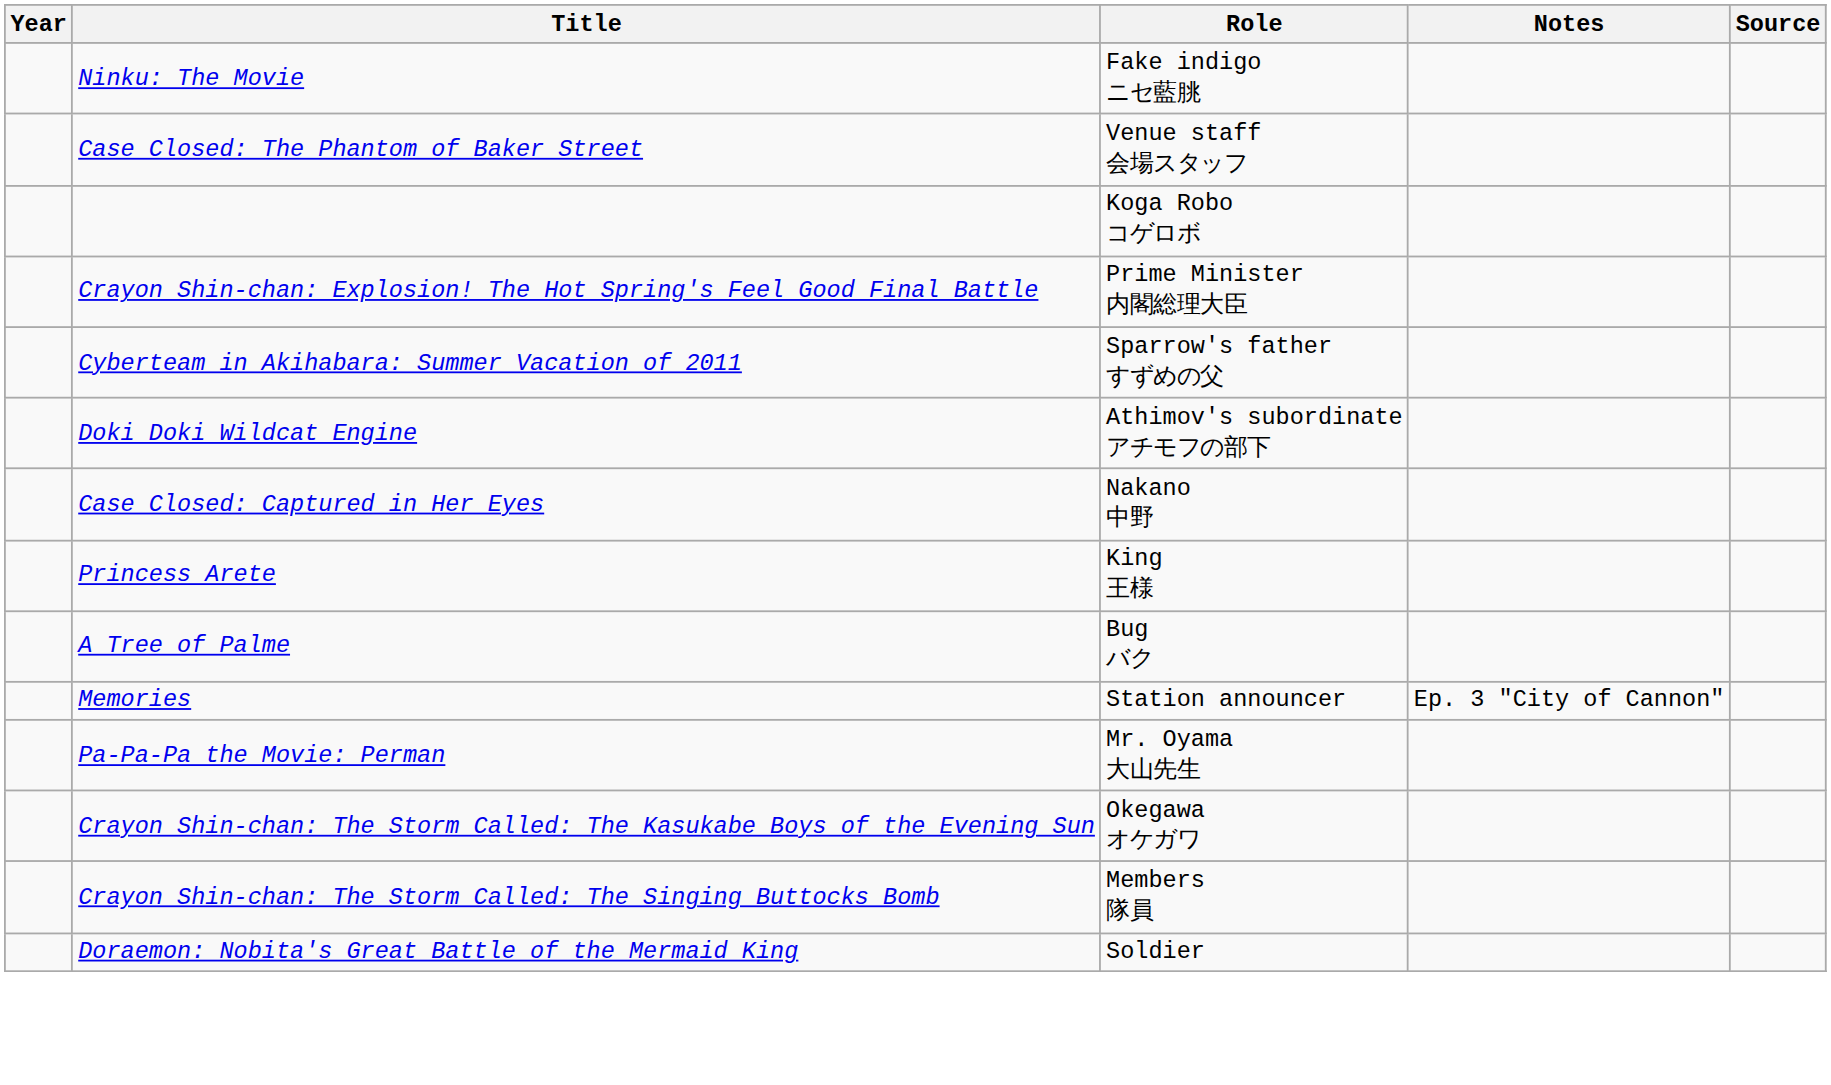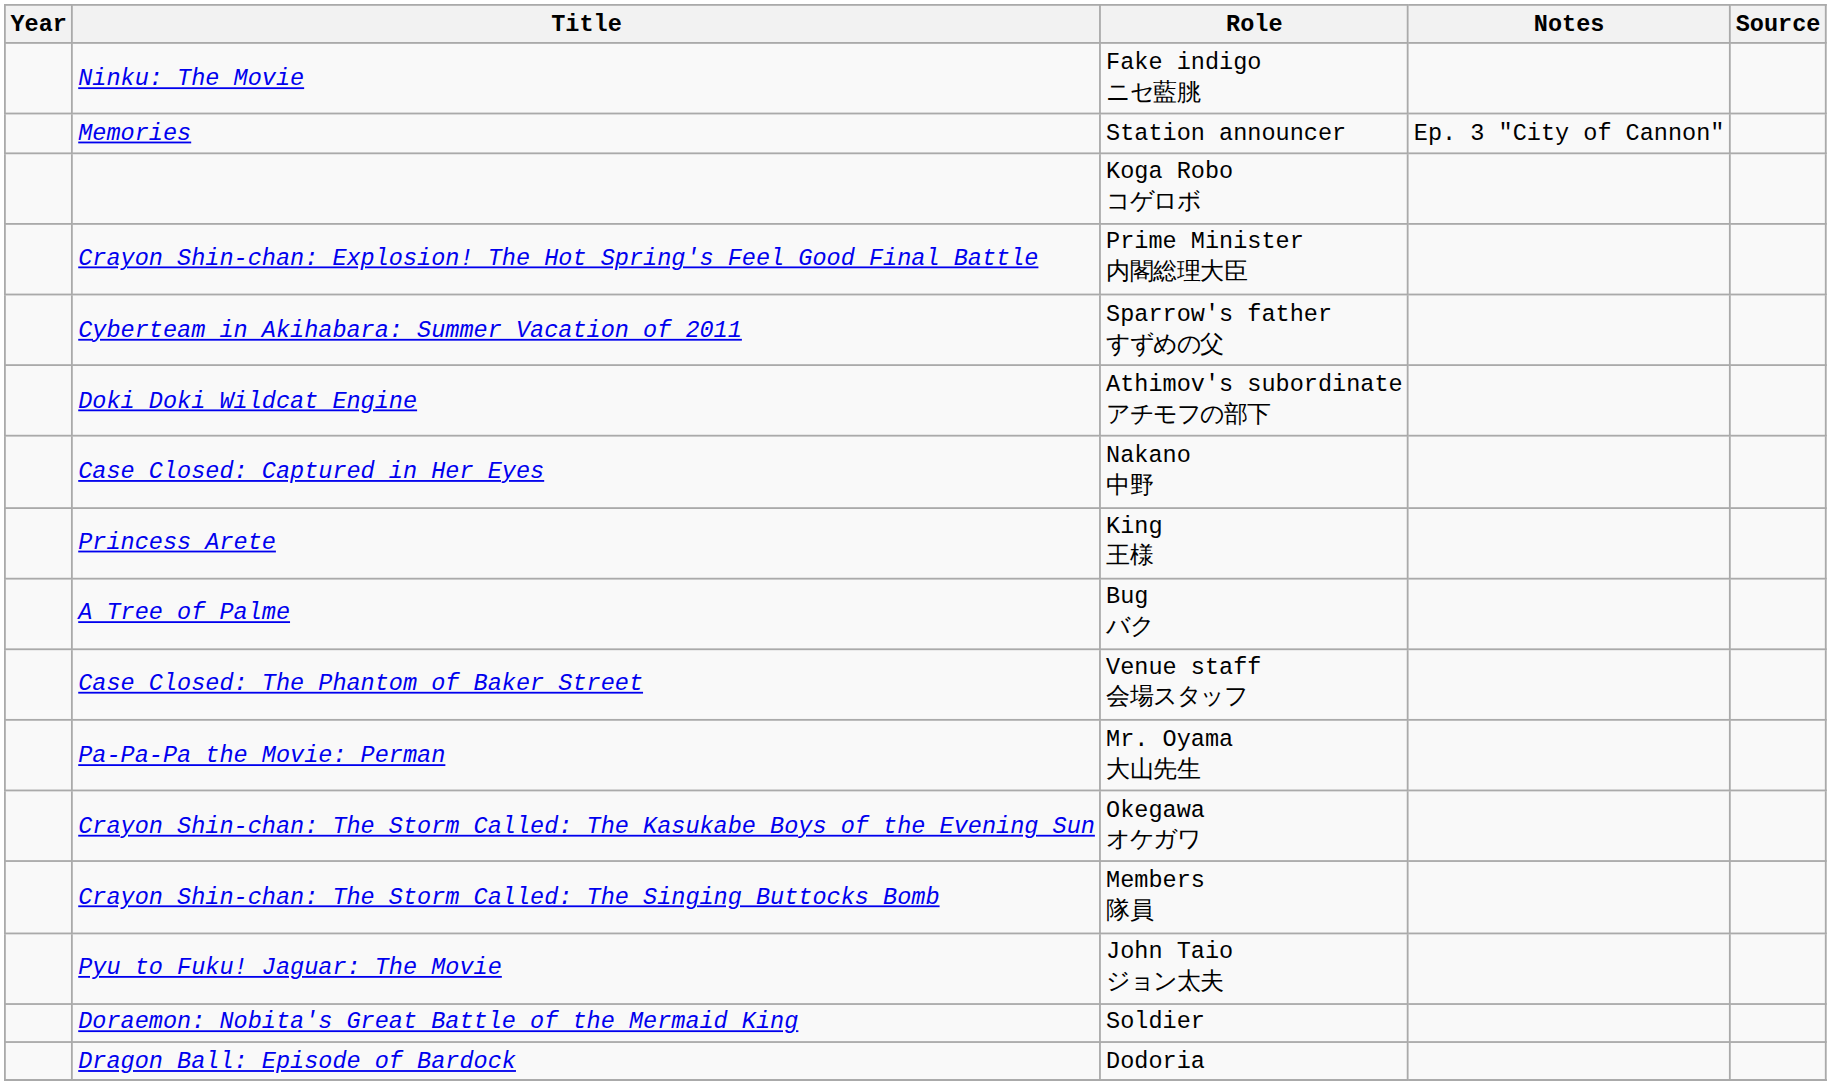rows swapped: (135, 701) <-> (361, 150)
+ row: (290, 968)
+ row: (297, 1061)
